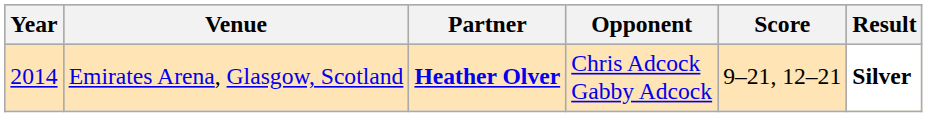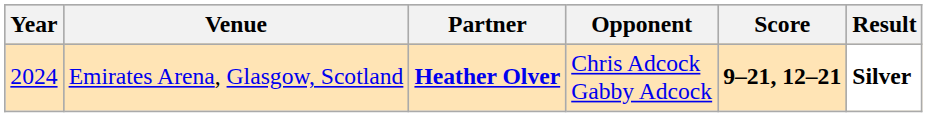(34, 77) 2014 -> (34, 77) 2024
(782, 77) normal -> (782, 77) bold
